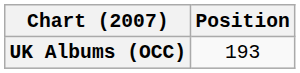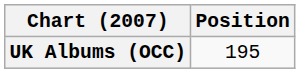(243, 53) 193 -> (243, 53) 195
